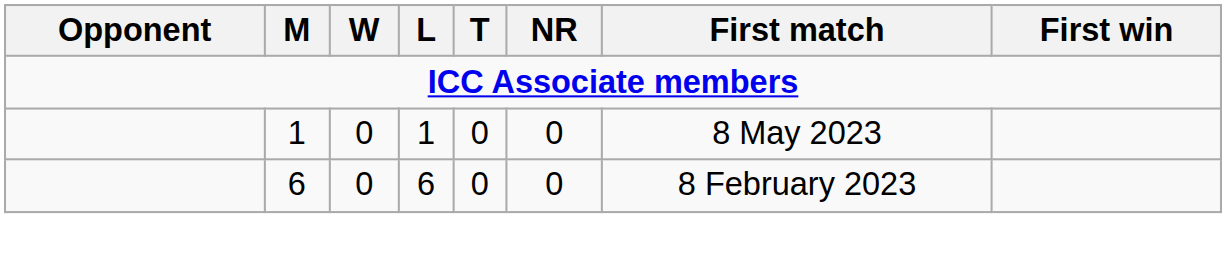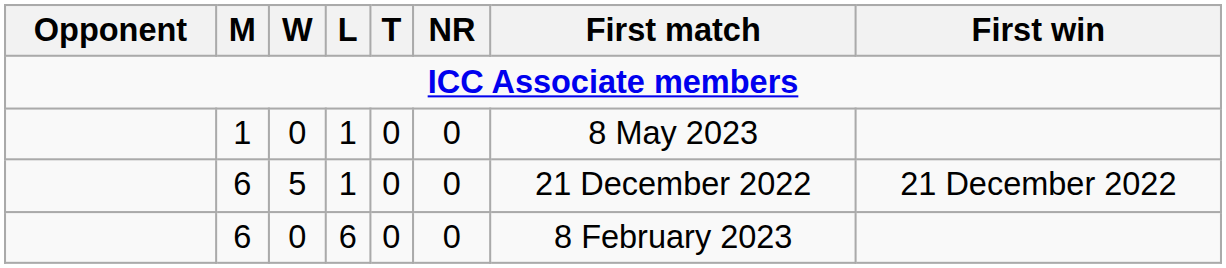+ row: (242, 184)
